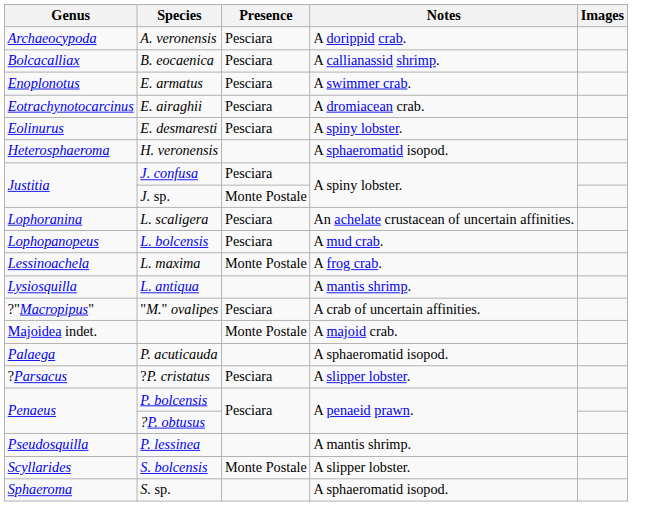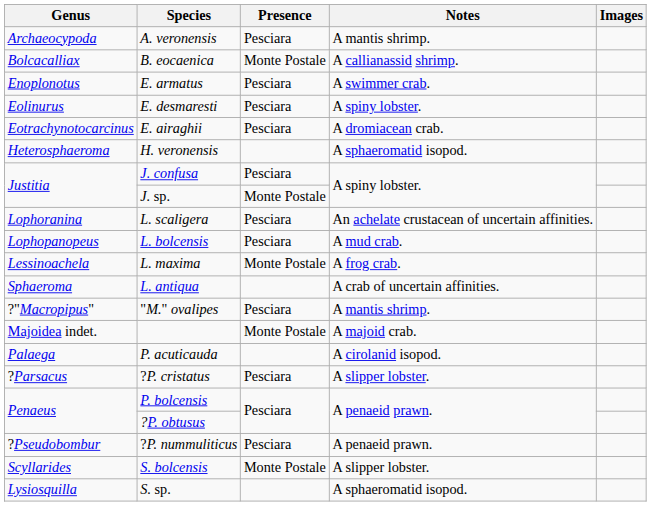(360, 38) A dorippid crab. -> (381, 38) A mantis shrimp.
(249, 60) Pesciara -> (285, 60) Monte Postale
rows swapped: (179, 128) <-> (171, 106)
(42, 286) Lysiosquilla -> (40, 286) Sphaeroma
(362, 286) A mantis shrimp. -> (416, 286) A crab of uncertain affinities.
(397, 309) A crab of uncertain affinities. -> (381, 309) A mantis shrimp.
(381, 354) A sphaeromatid isopod. -> (387, 354) A cirolanid isopod.
+ row: (189, 444)
- row: (170, 444)
(40, 490) Sphaeroma -> (42, 490) Lysiosquilla
